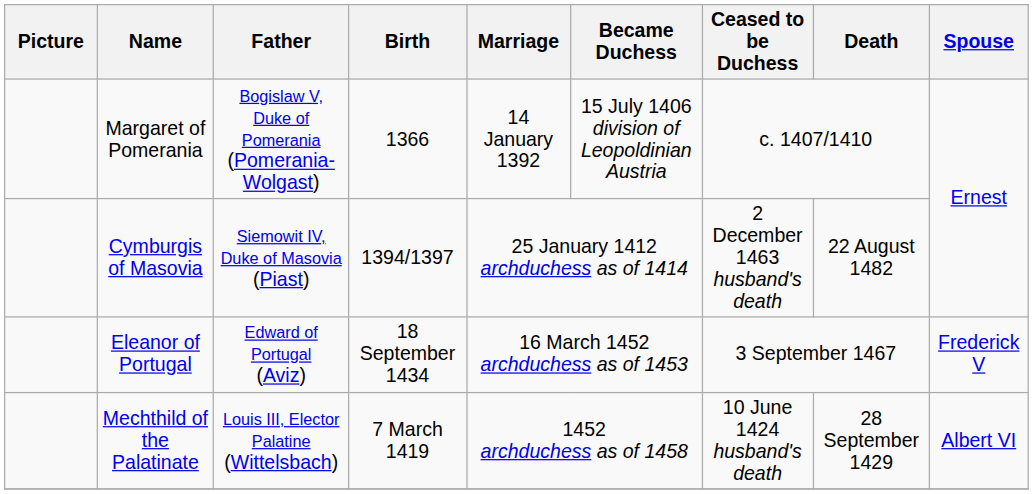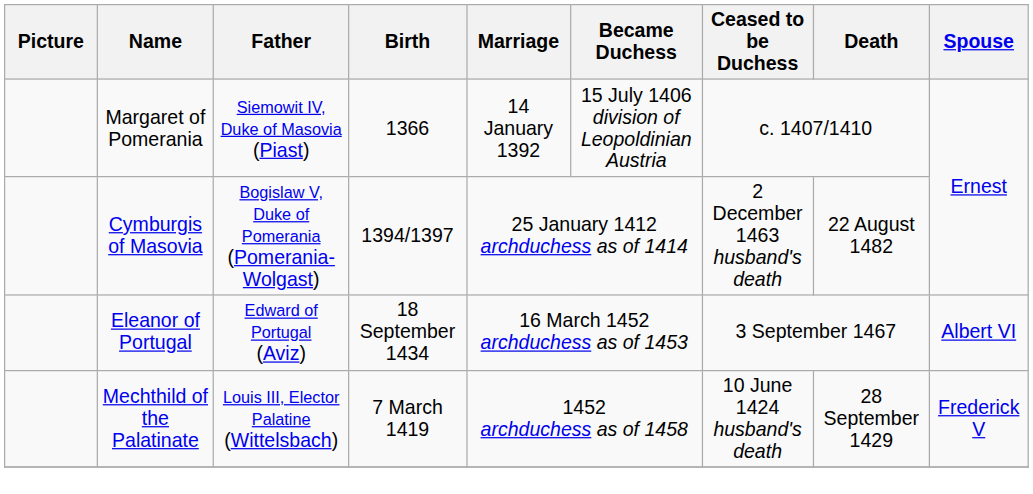(281, 139) Bogislaw V, Duke of Pomerania (Pomerania-Wolgast) -> (281, 129) Siemowit IV, Duke of Masovia (Piast)
(281, 258) Siemowit IV, Duke of Masovia (Piast) -> (281, 236) Bogislaw V, Duke of Pomerania (Pomerania-Wolgast)
(979, 354) Frederick V -> (979, 332) Albert VI
(979, 440) Albert VI -> (979, 418) Frederick V
